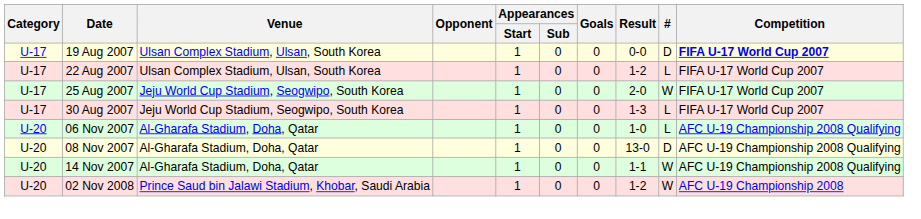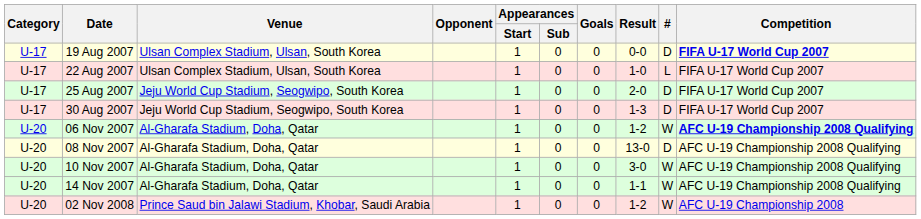(638, 72) 1-2 -> (638, 72) 1-0
(667, 91) W -> (667, 91) D
(667, 110) L -> (667, 110) D
(638, 129) 1-0 -> (638, 129) 1-2
(667, 129) L -> (667, 129) W
(790, 129) normal -> (796, 129) bold
+ row: (100, 167)
